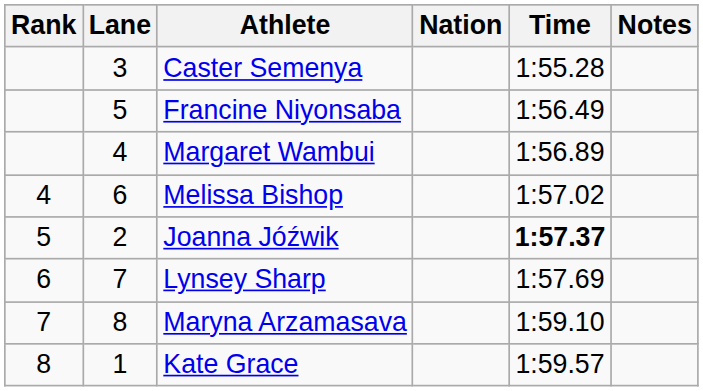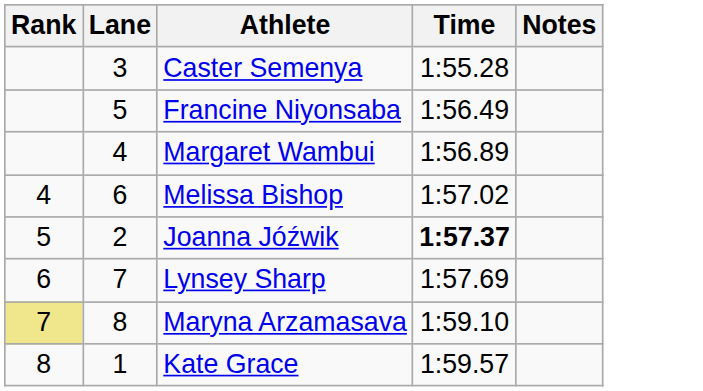- column: (461, 25)
(44, 322) no background -> (44, 322) khaki background
